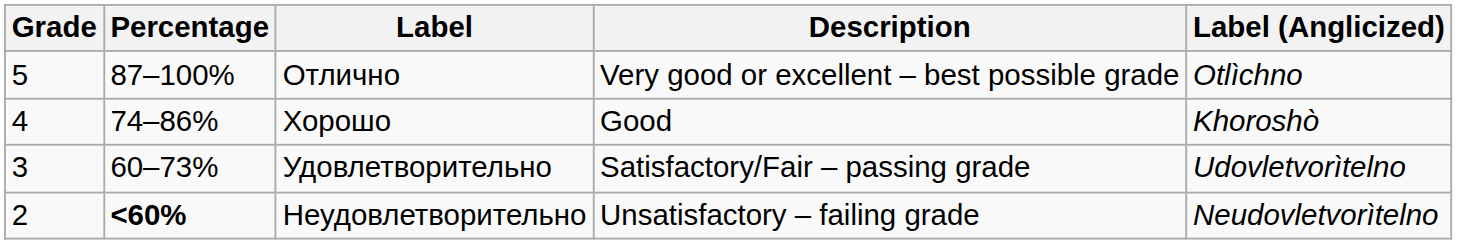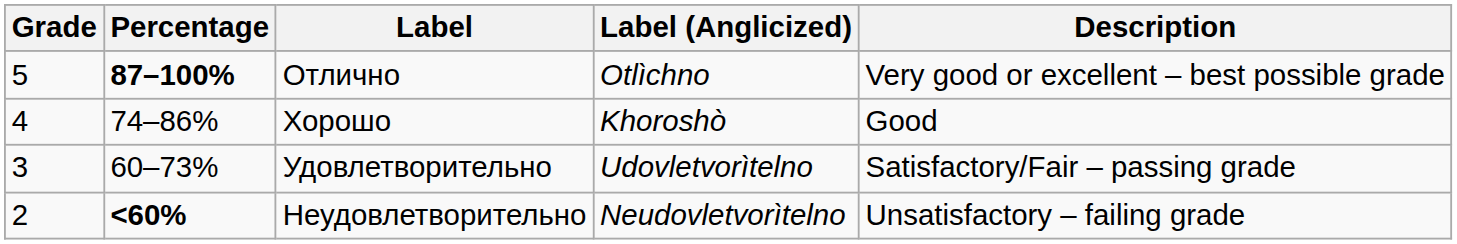columns swapped: (1319, 27) <-> (890, 27)
(173, 74) normal -> (173, 74) bold
